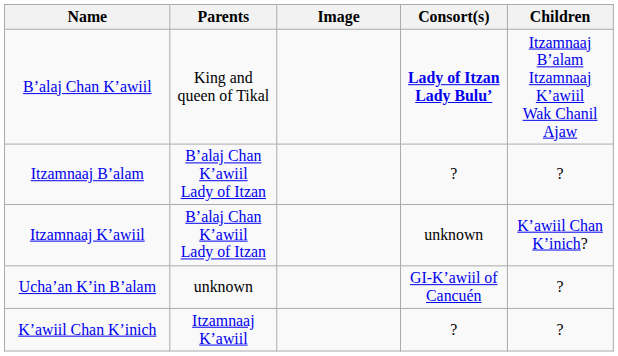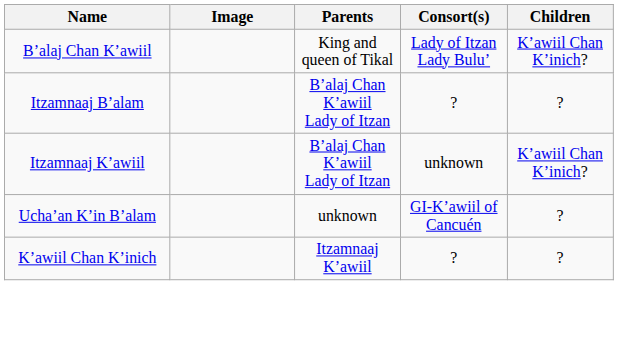columns swapped: (339, 17) <-> (223, 17)
(454, 86) bold -> (454, 51) normal
(560, 86) Itzamnaaj Bʼalam Itzamnaaj Kʼawiil Wak Chanil Ajaw -> (560, 51) Kʼawiil Chan Kʼinich?
